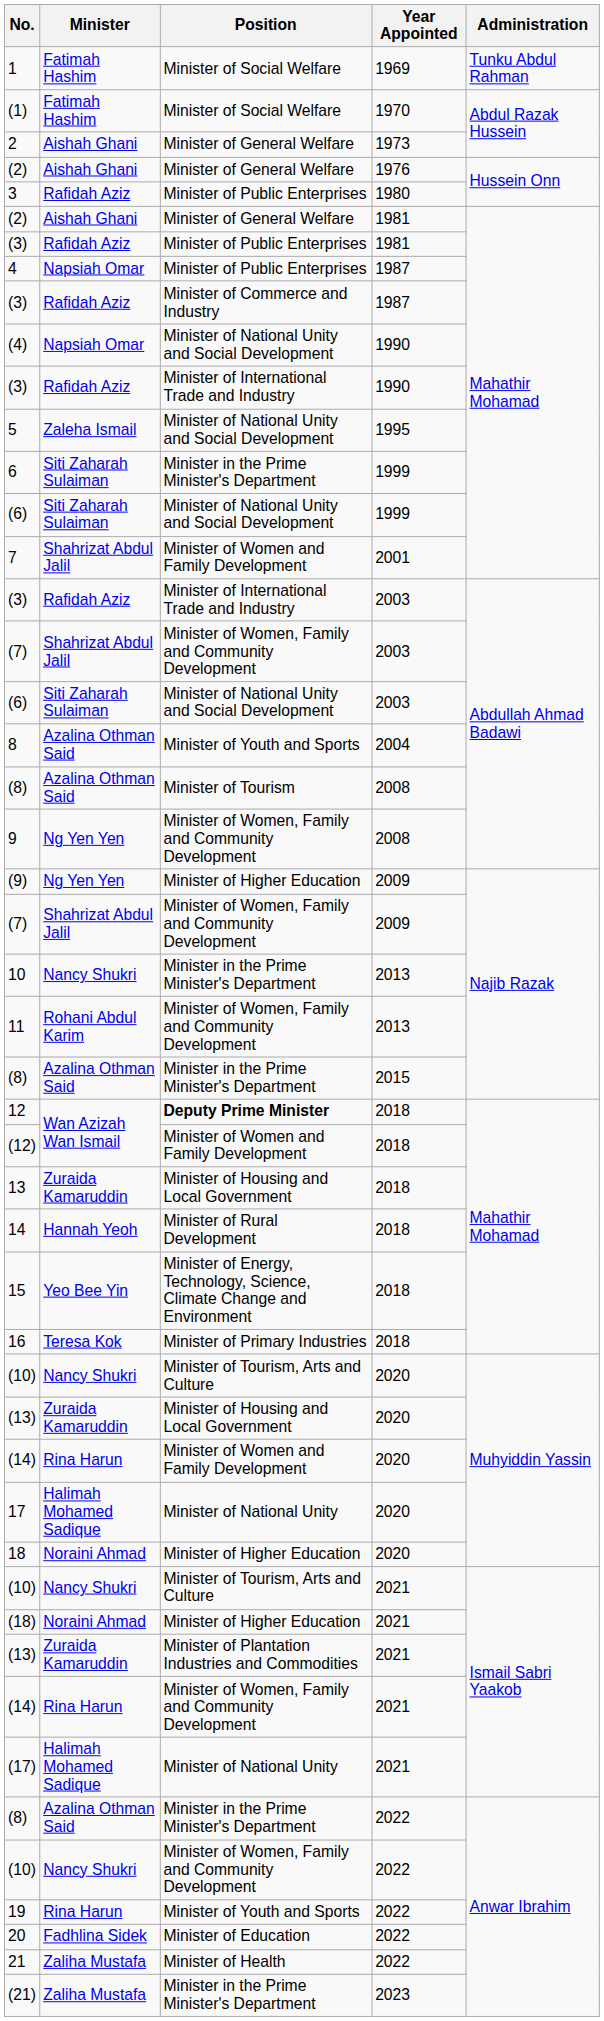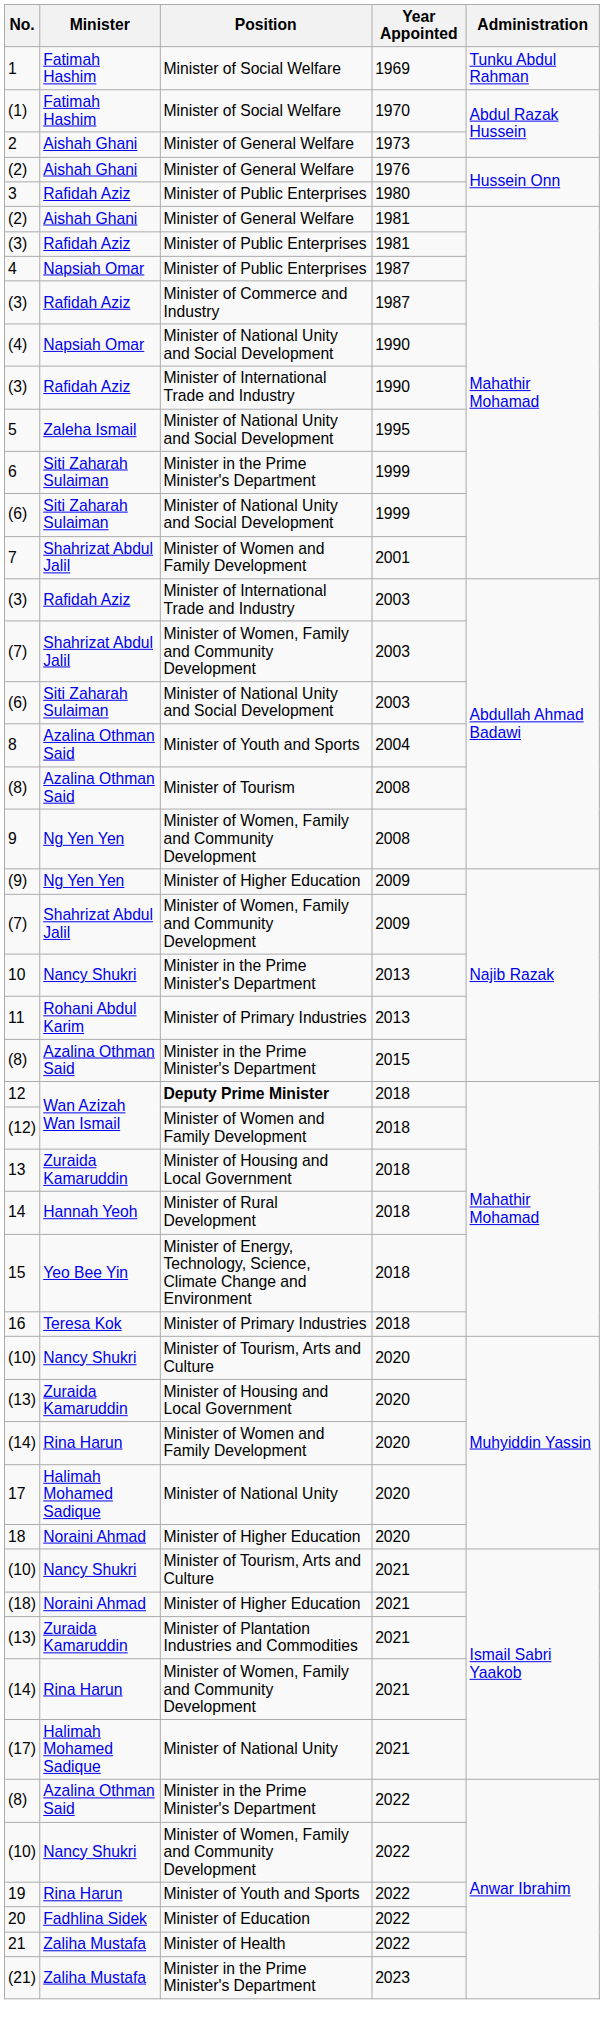(256, 1026) Minister of Women, Family and Community Development -> (265, 1017) Minister of Primary Industries
